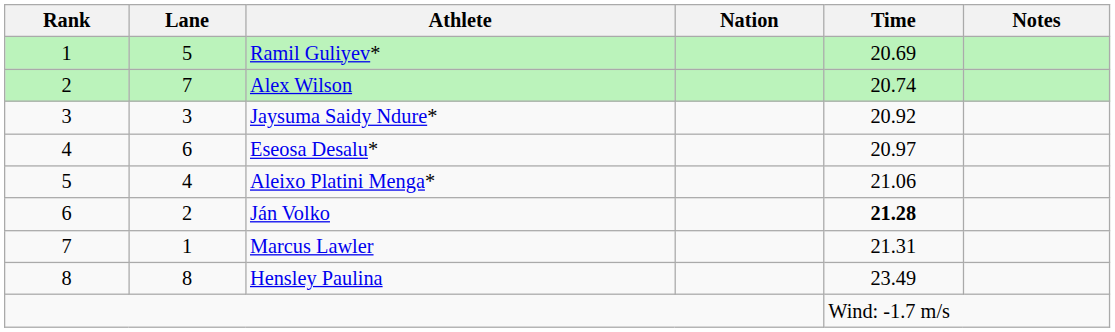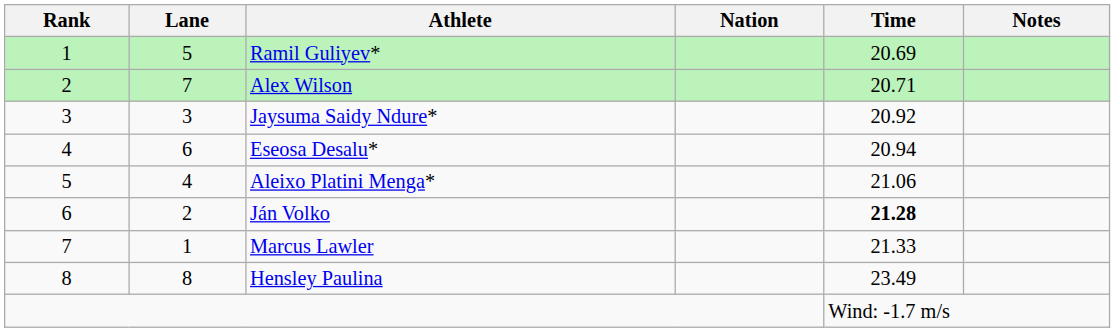(893, 85) 20.74 -> (893, 85) 20.71
(893, 149) 20.97 -> (893, 149) 20.94
(893, 246) 21.31 -> (893, 246) 21.33
